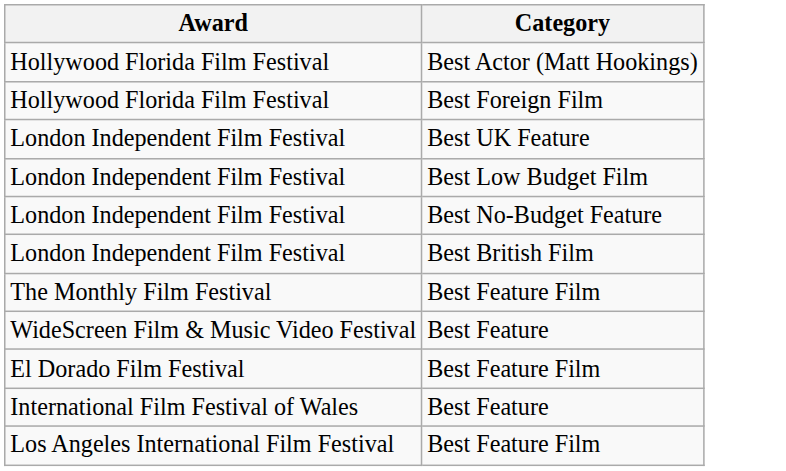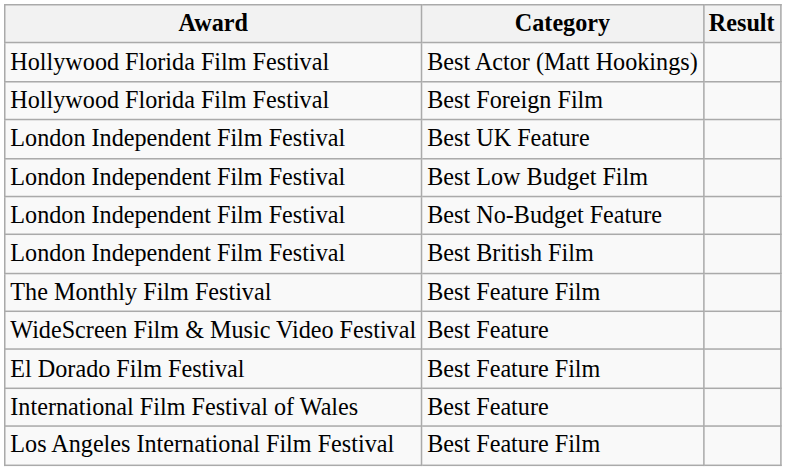+ column: (742, 23)
